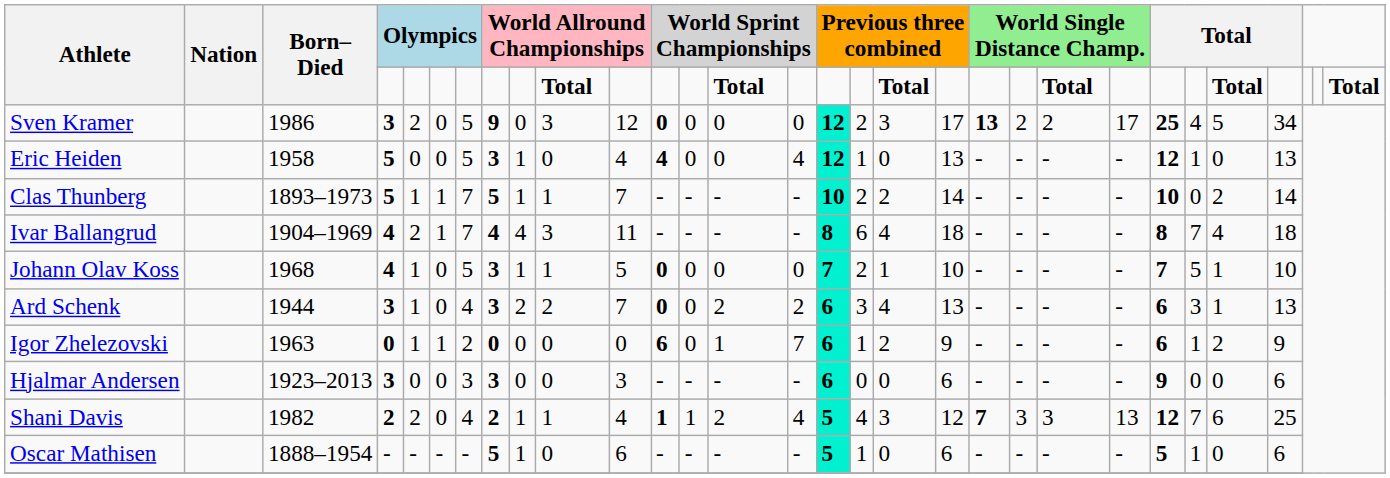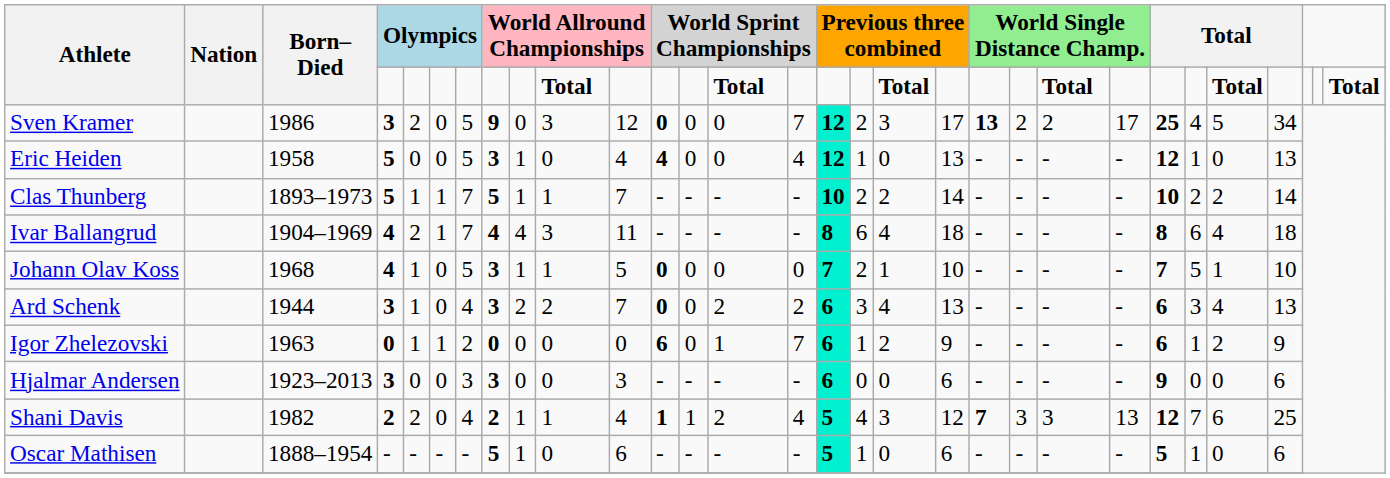(798, 122) 0 -> (798, 122) 7
(1196, 196) 0 -> (1196, 196) 2
(1196, 232) 7 -> (1196, 232) 6
(1218, 306) 1 -> (1218, 306) 4
